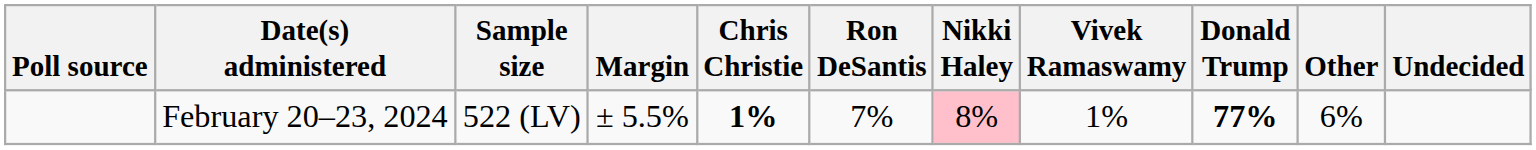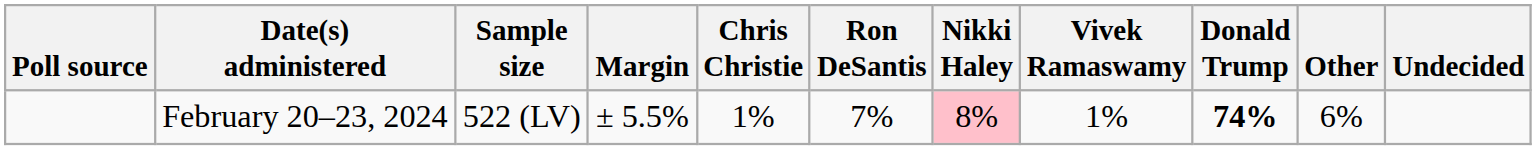(753, 116) bold -> (753, 116) normal
(1245, 116) 77% -> (1245, 116) 74%
